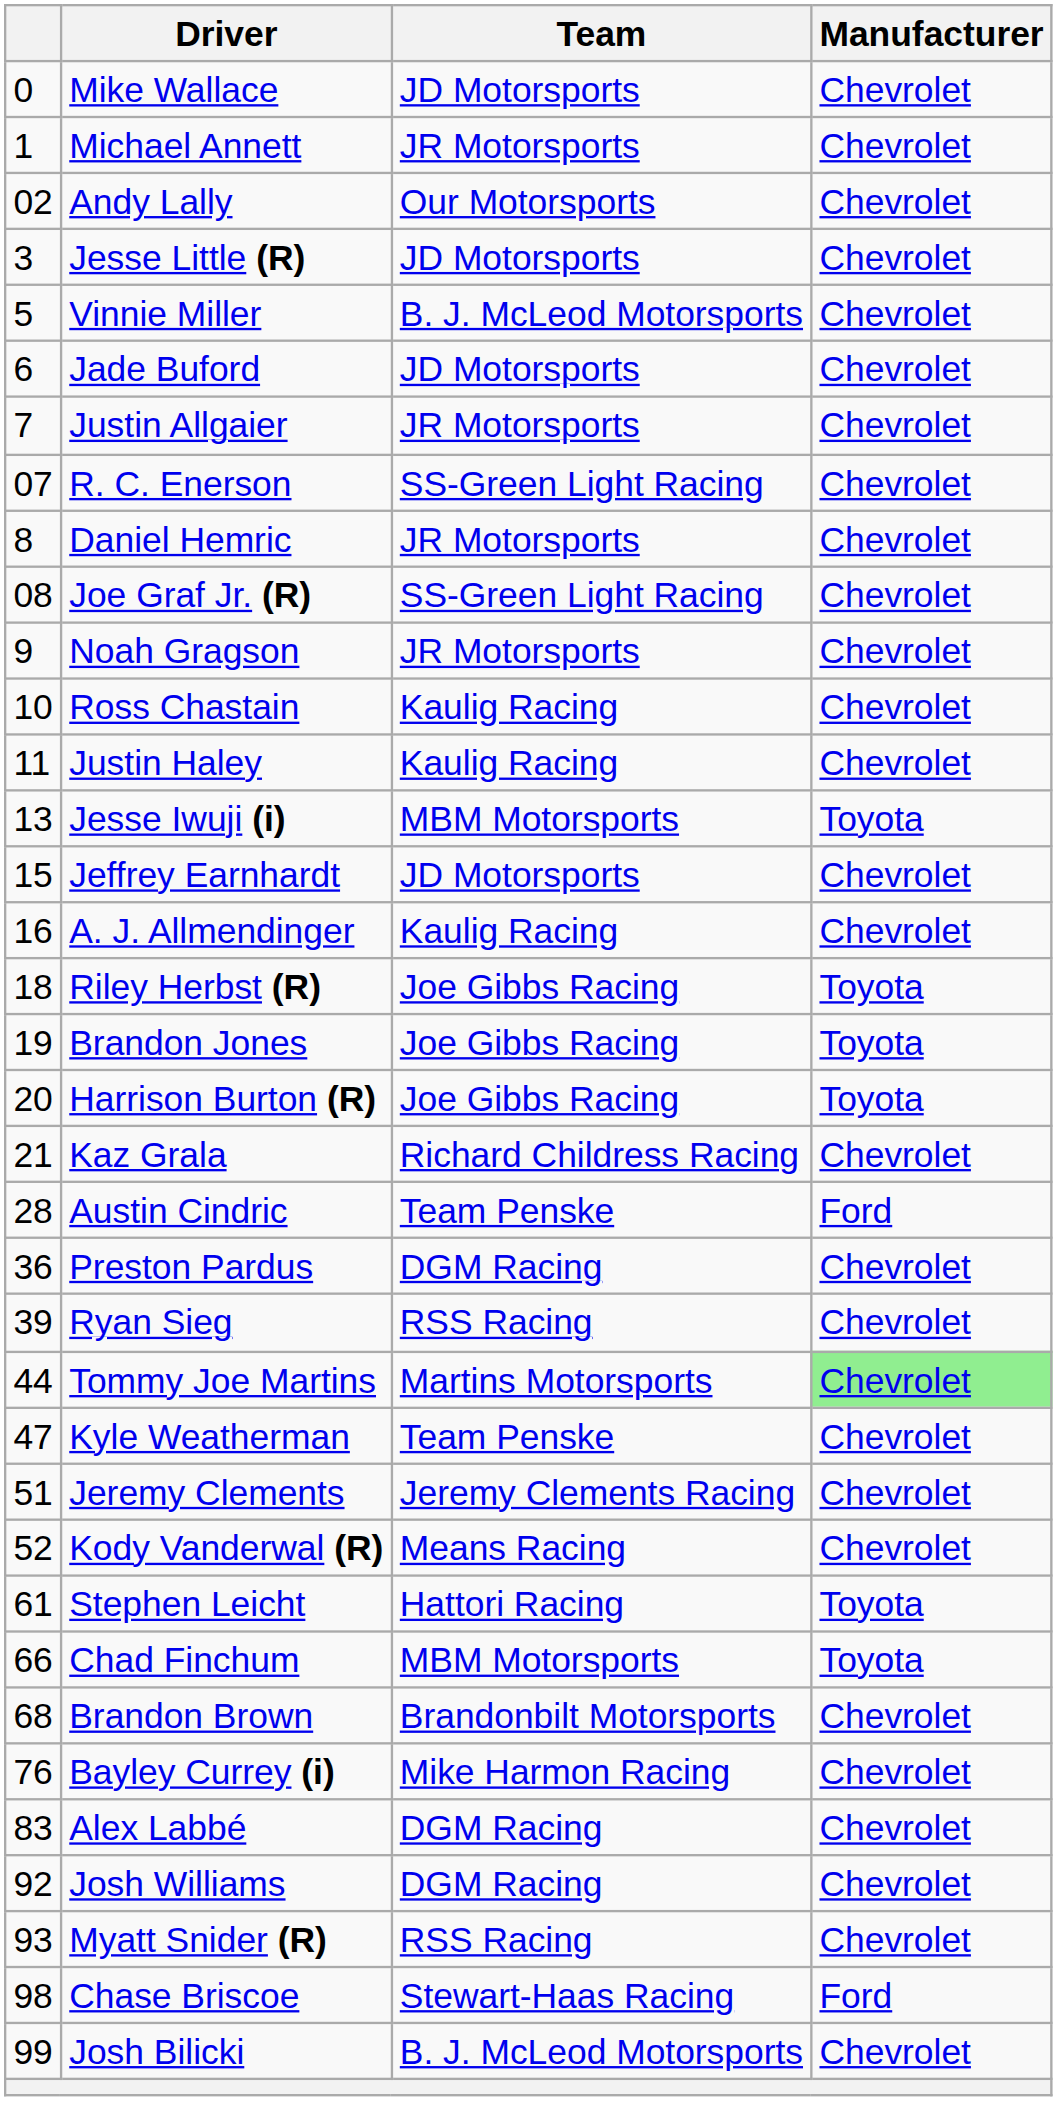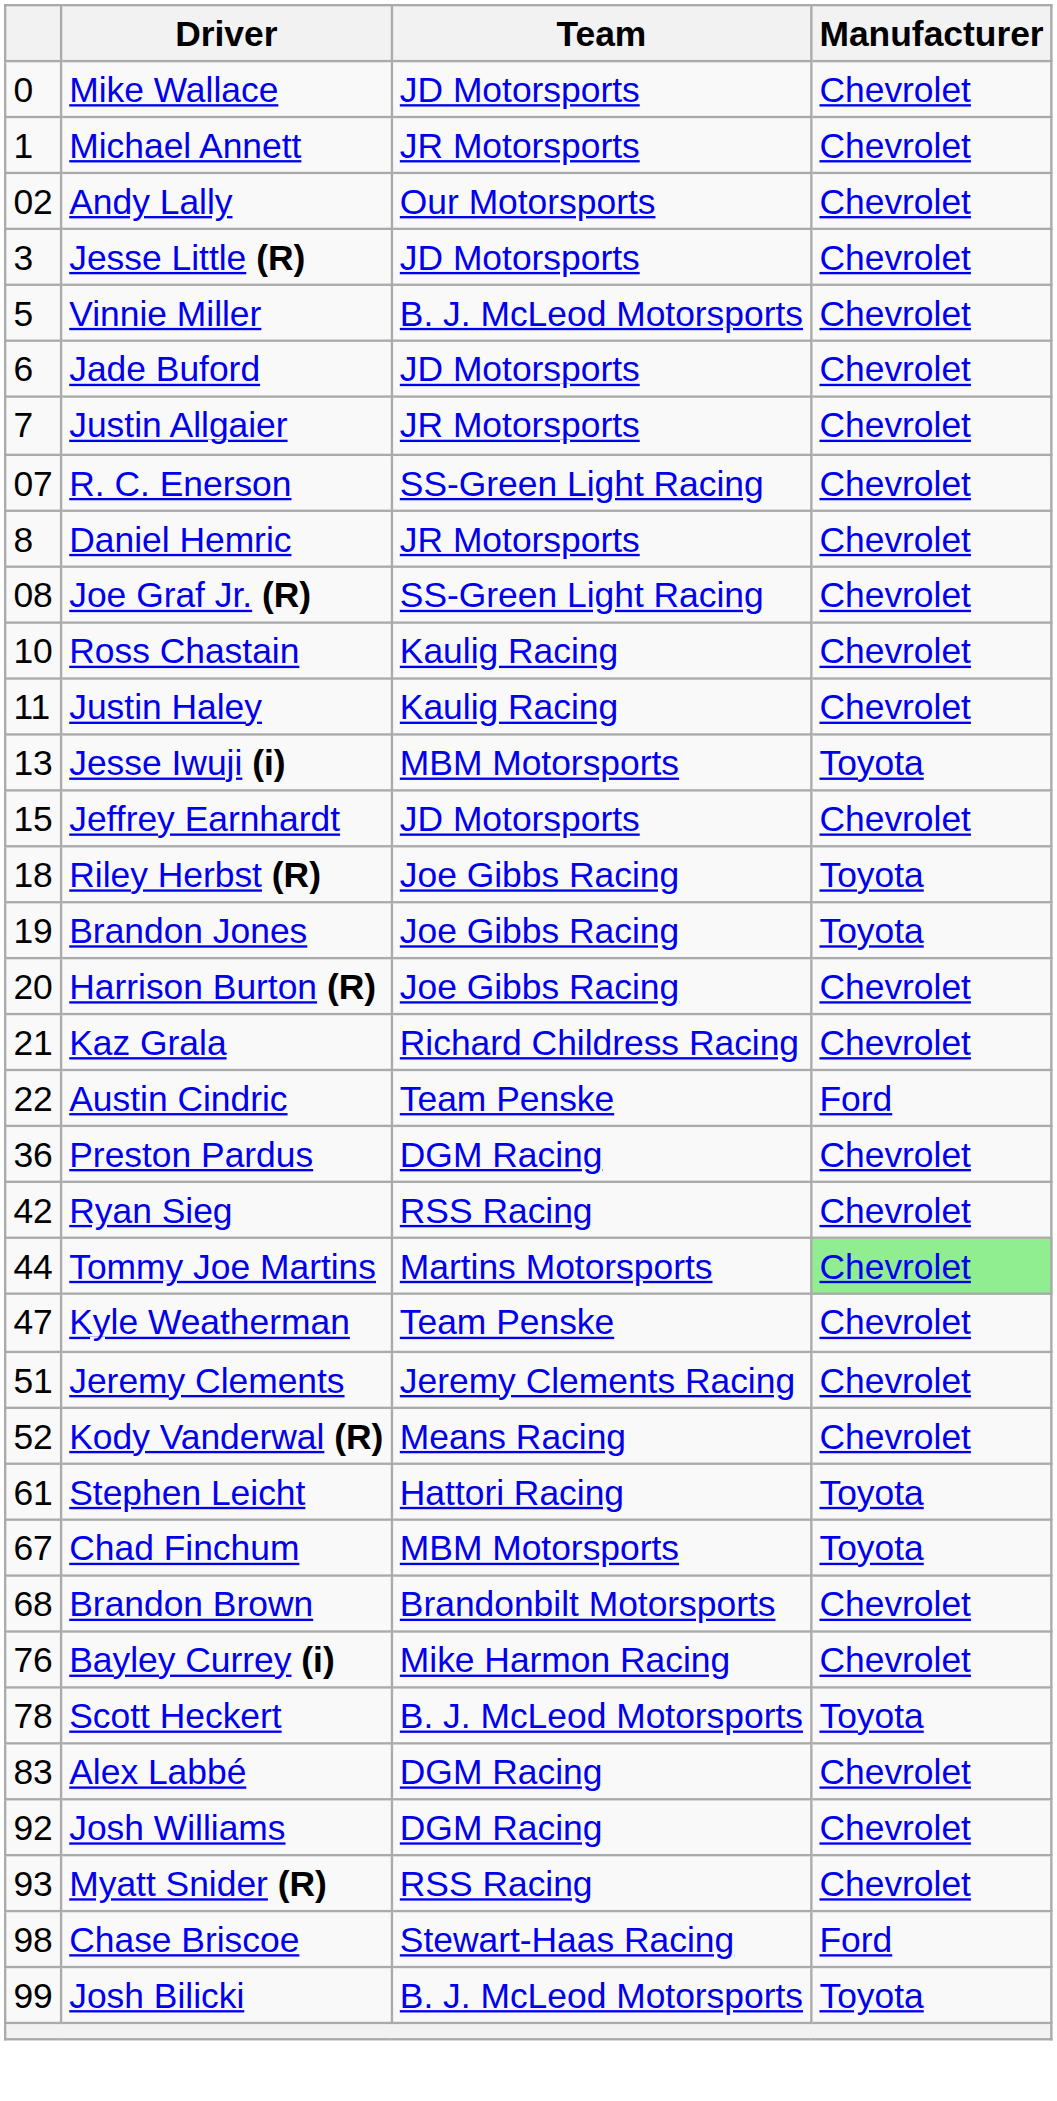- row: (184, 650)
- row: (212, 930)
(872, 1099) Toyota -> (895, 987) Chevrolet
(33, 1211) 28 -> (33, 1099) 22
(33, 1323) 39 -> (33, 1211) 42
(33, 1659) 66 -> (33, 1547) 67
+ row: (175, 1715)
(895, 2052) Chevrolet -> (872, 1996) Toyota
